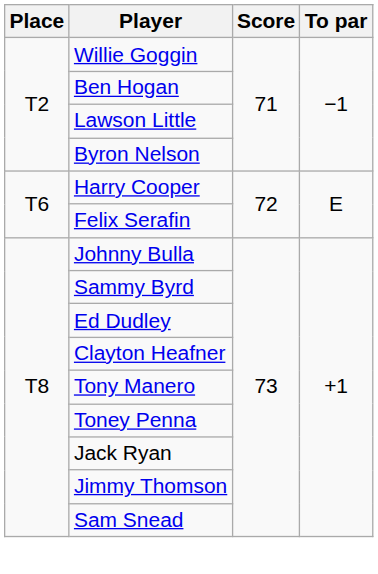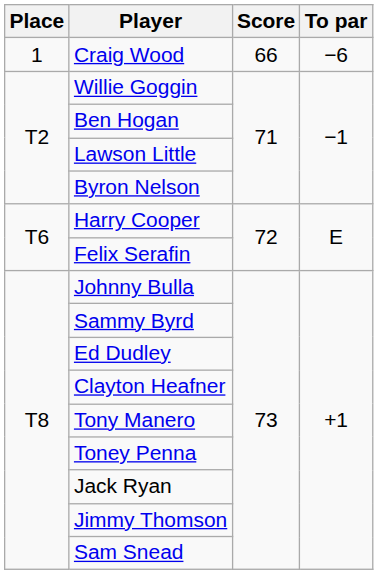+ row: (129, 54)
